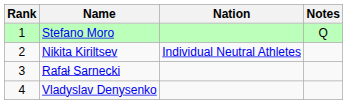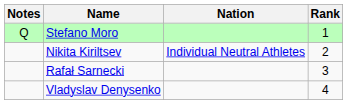columns swapped: (22, 14) <-> (323, 14)
